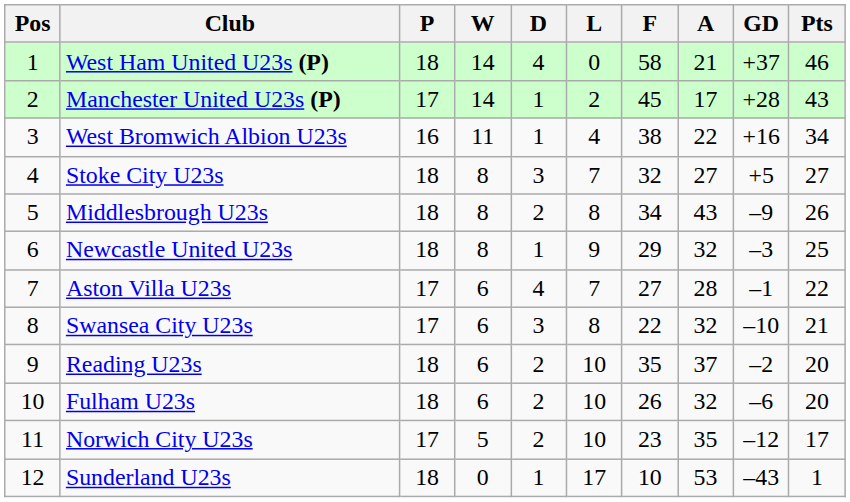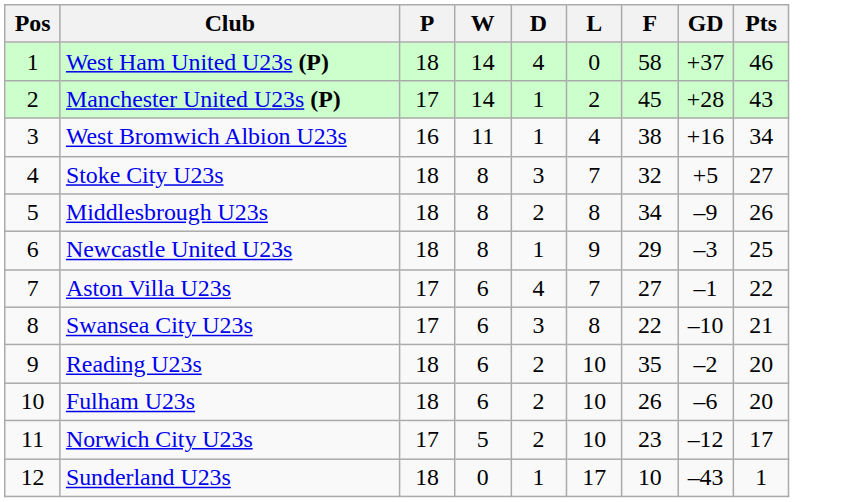- column: (706, 23)
